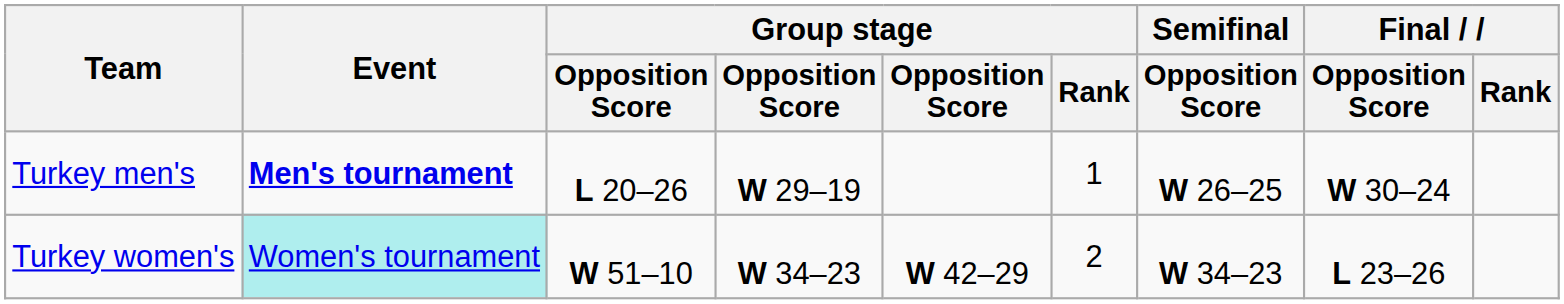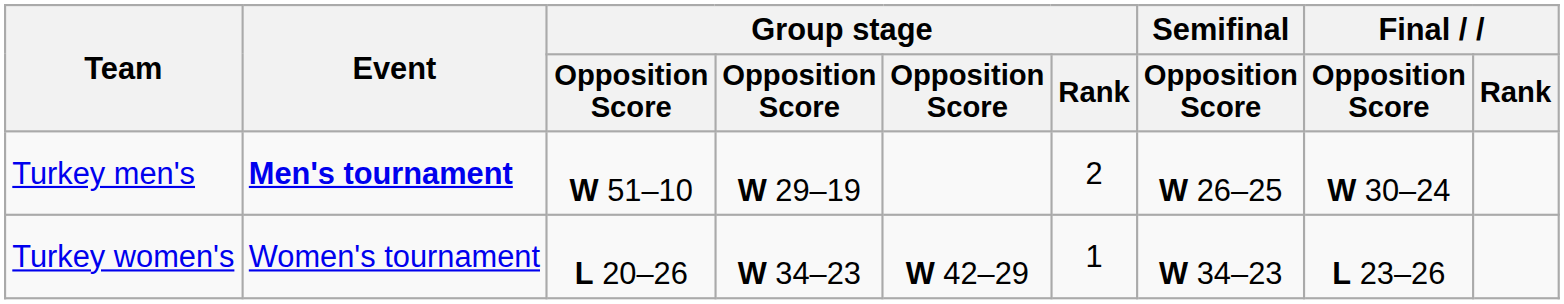(631, 191) L 20–26 -> (631, 191) W 51–10
(1094, 174) 1 -> (1094, 174) 2
(394, 257) paleturquoise background -> (394, 257) no background
(631, 274) W 51–10 -> (631, 274) L 20–26
(1094, 257) 2 -> (1094, 257) 1
